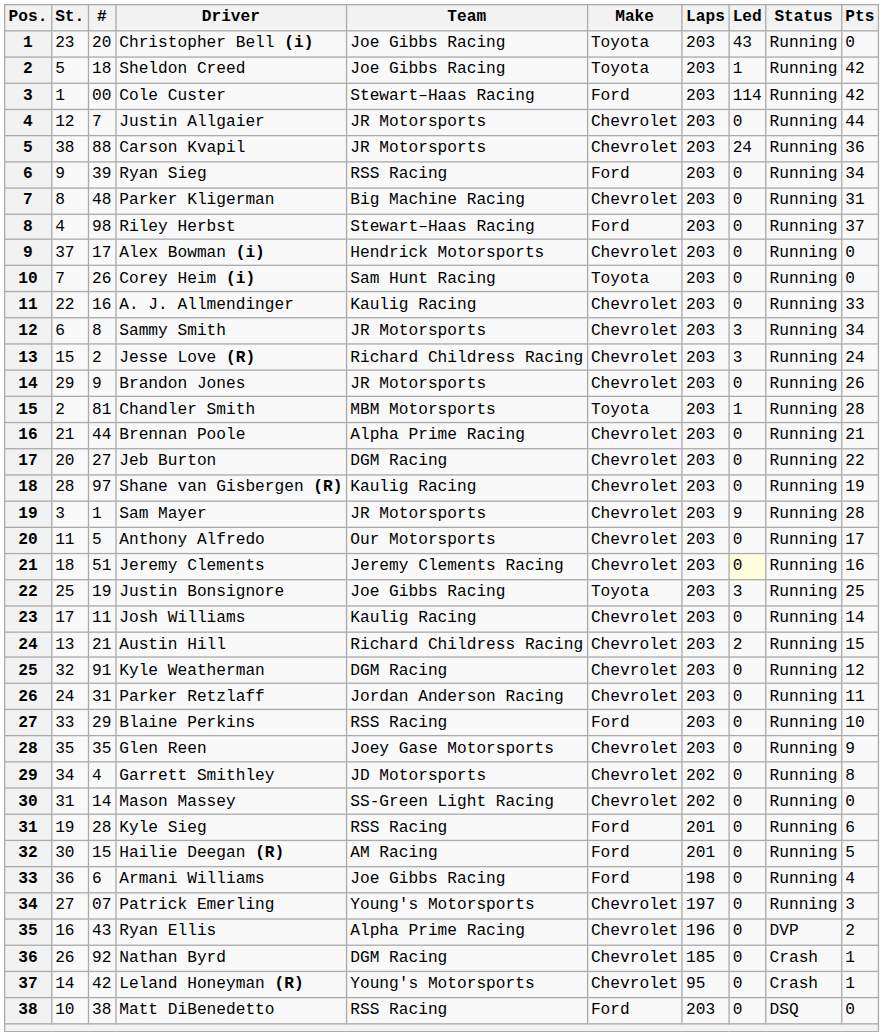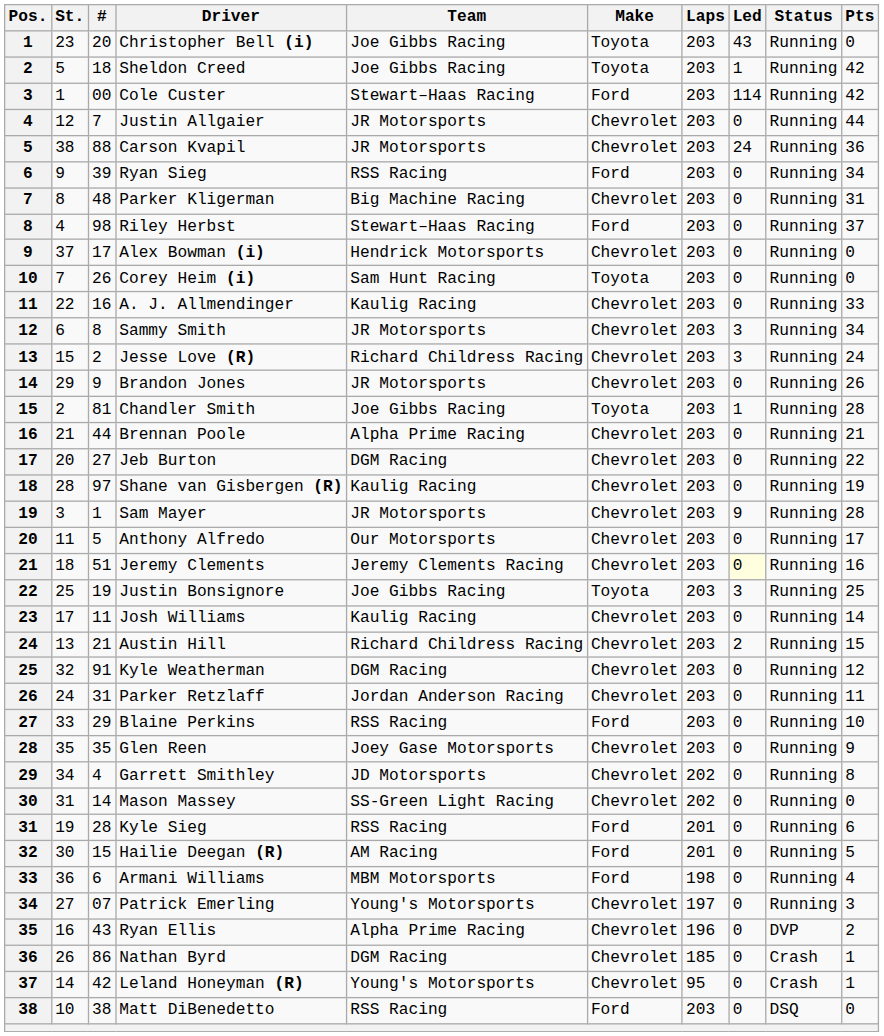(423, 410) MBM Motorsports -> (428, 410) Joe Gibbs Racing
(428, 880) Joe Gibbs Racing -> (423, 880) MBM Motorsports
(102, 958) 92 -> (102, 958) 86
